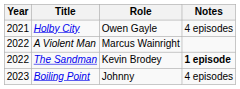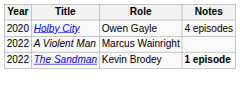(18, 28) 2021 -> (18, 28) 2020
- row: (62, 76)
